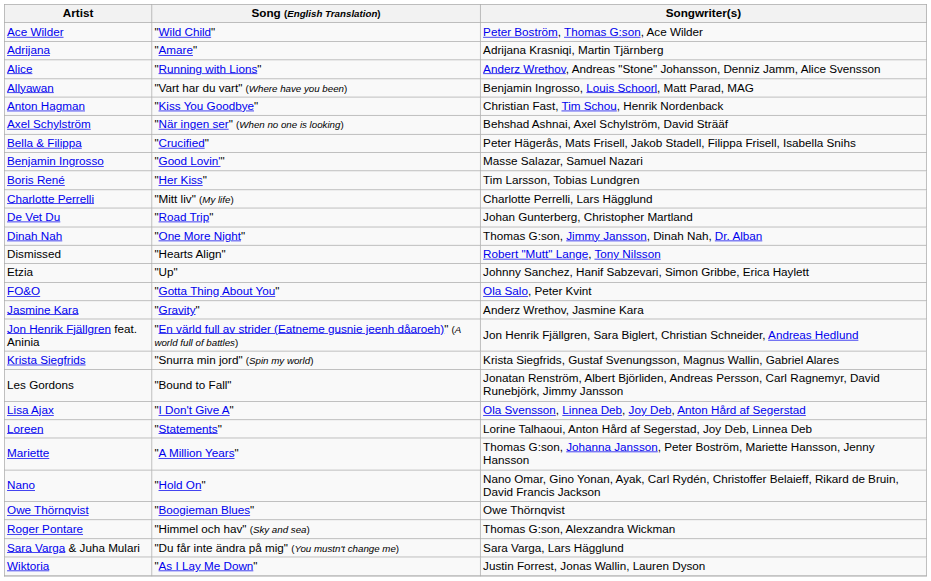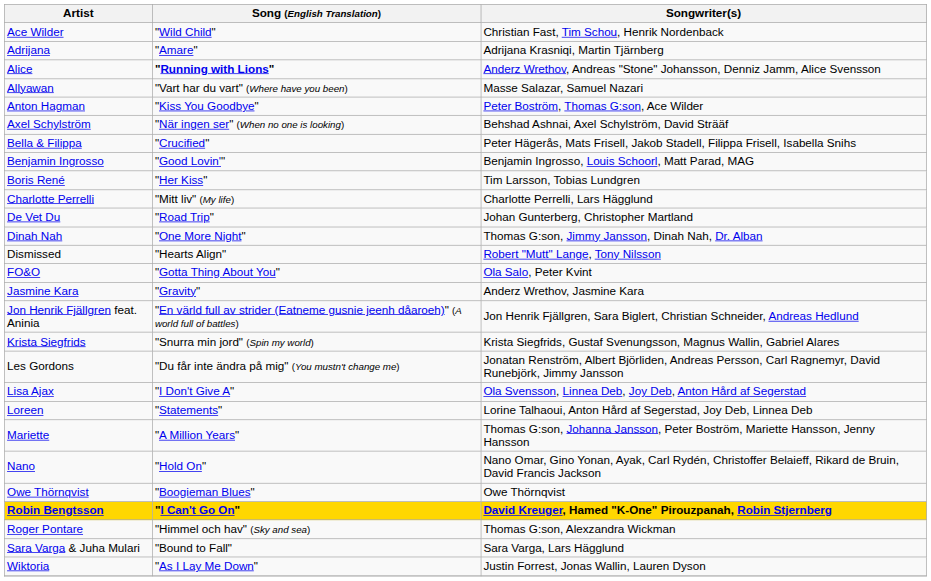(593, 32) Peter Boström, Thomas G:son, Ace Wilder -> (603, 32) Christian Fast, Tim Schou, Henrik Nordenback
(208, 69) normal -> (215, 69) bold
(618, 87) Benjamin Ingrosso, Louis Schoorl, Matt Parad, MAG -> (563, 87) Masse Salazar, Samuel Nazari
(603, 106) Christian Fast, Tim Schou, Henrik Nordenback -> (593, 106) Peter Boström, Thomas G:son, Ace Wilder
(563, 161) Masse Salazar, Samuel Nazari -> (619, 161) Benjamin Ingrosso, Louis Schoorl, Matt Parad, MAG
- row: (20, 273)
(193, 385) "Bound to Fall" -> (277, 366) "Du får inte ändra på mig" (You mustn't change me)
+ row: (55, 510)
(277, 547) "Du får inte ändra på mig" (You mustn't change me) -> (193, 547) "Bound to Fall"
